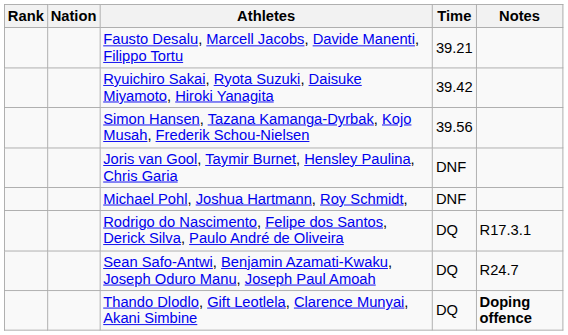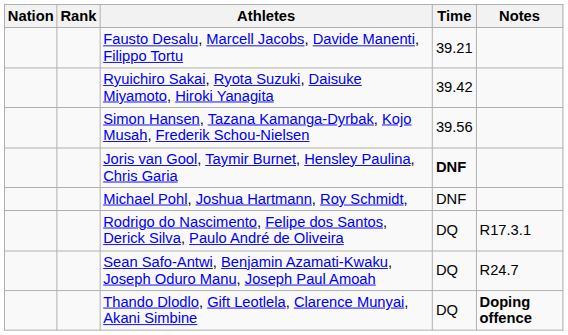columns swapped: (26, 16) <-> (74, 16)
(451, 167) normal -> (451, 167) bold
